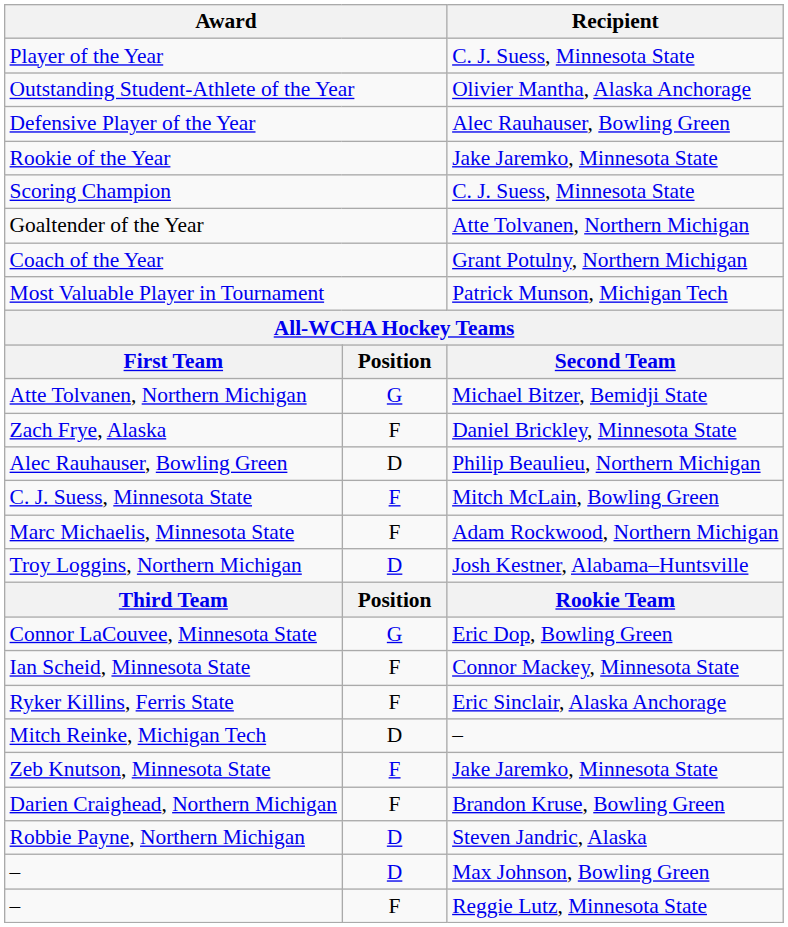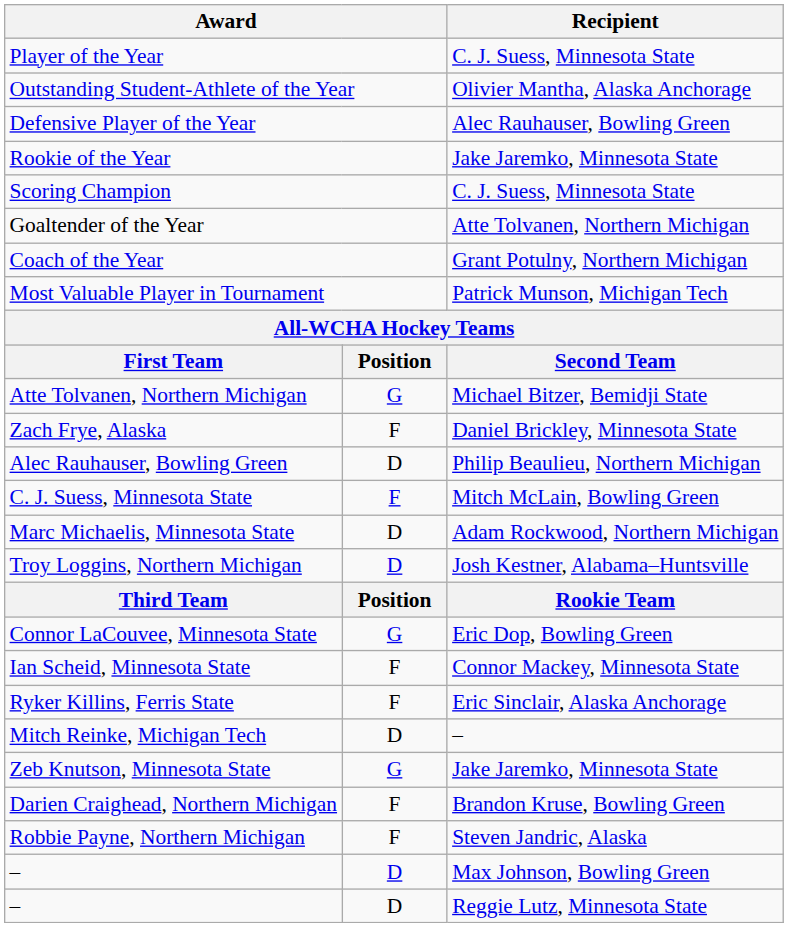(395, 531) F -> (395, 531) D
(395, 769) F -> (395, 769) G
(395, 837) D -> (395, 837) F
(395, 905) F -> (395, 905) D
